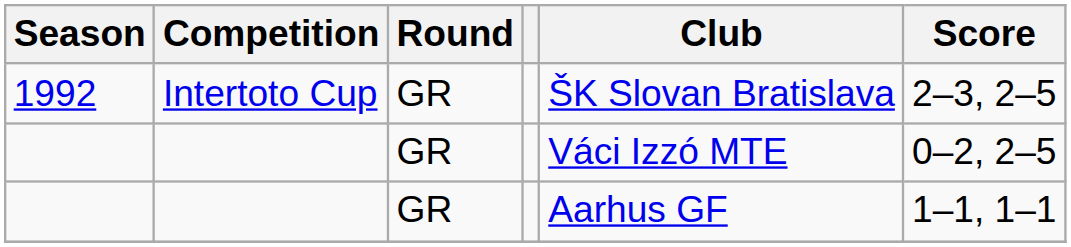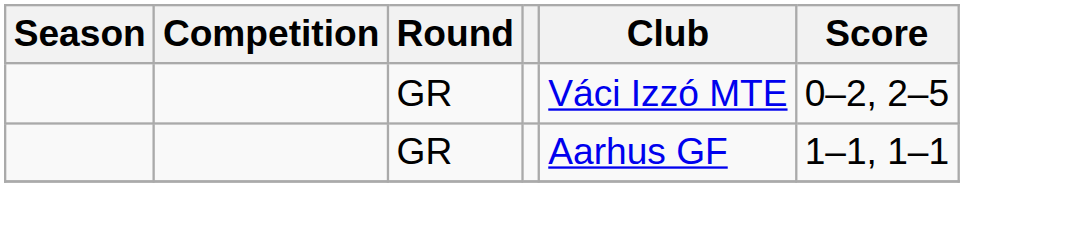- row: (55, 92)
